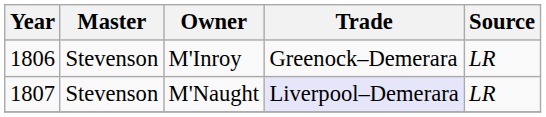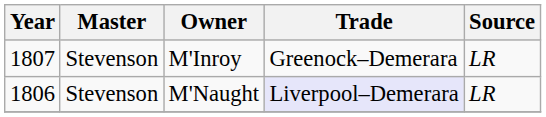(32, 58) 1806 -> (32, 58) 1807
(32, 93) 1807 -> (32, 93) 1806
